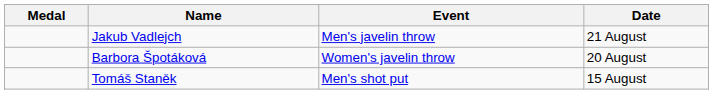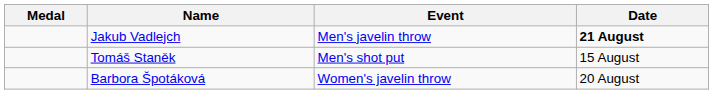(617, 37) normal -> (612, 37) bold
rows swapped: (134, 79) <-> (149, 58)
